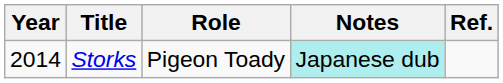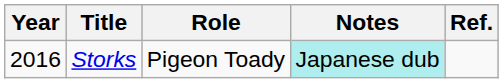(35, 58) 2014 -> (35, 58) 2016
